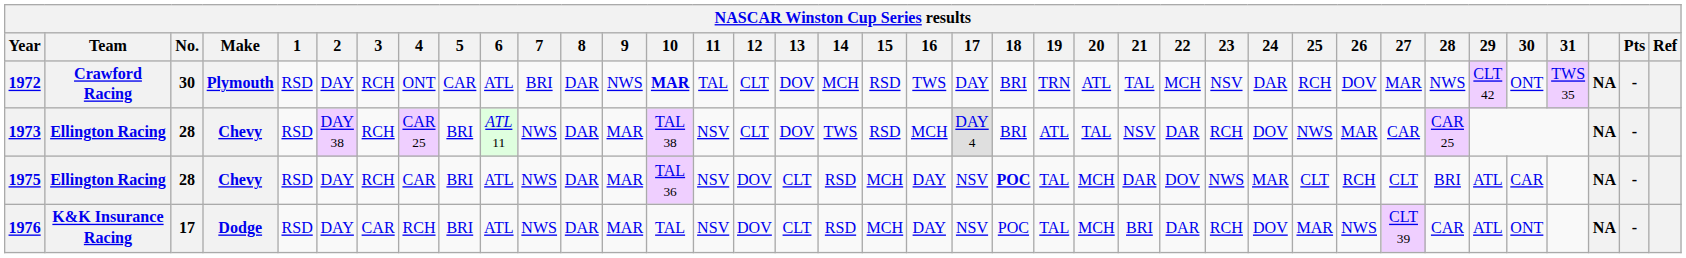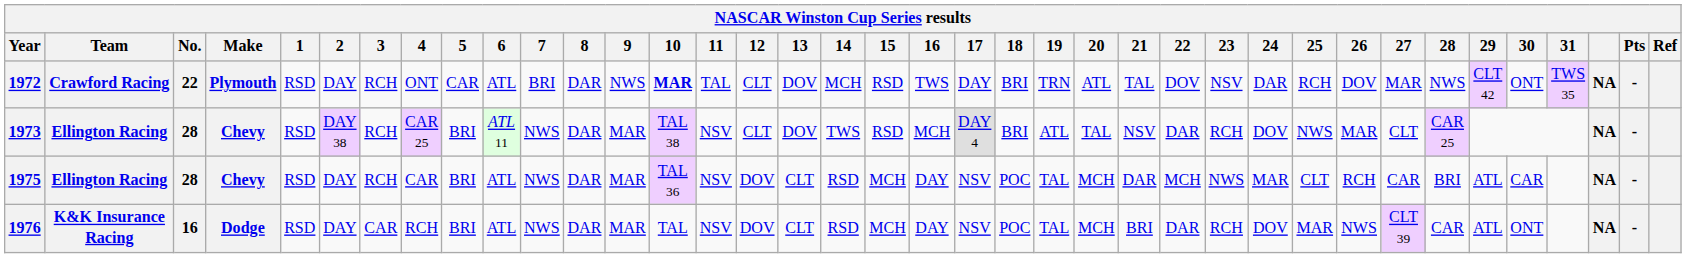(187, 84) 30 -> (190, 84) 22
(1182, 84) MCH -> (1182, 84) DOV
(1404, 132) CAR -> (1404, 132) CLT
(1013, 180) bold -> (1015, 180) normal
(1182, 180) DOV -> (1182, 180) MCH
(1404, 180) CLT -> (1404, 180) CAR
(187, 228) 17 -> (190, 228) 16
